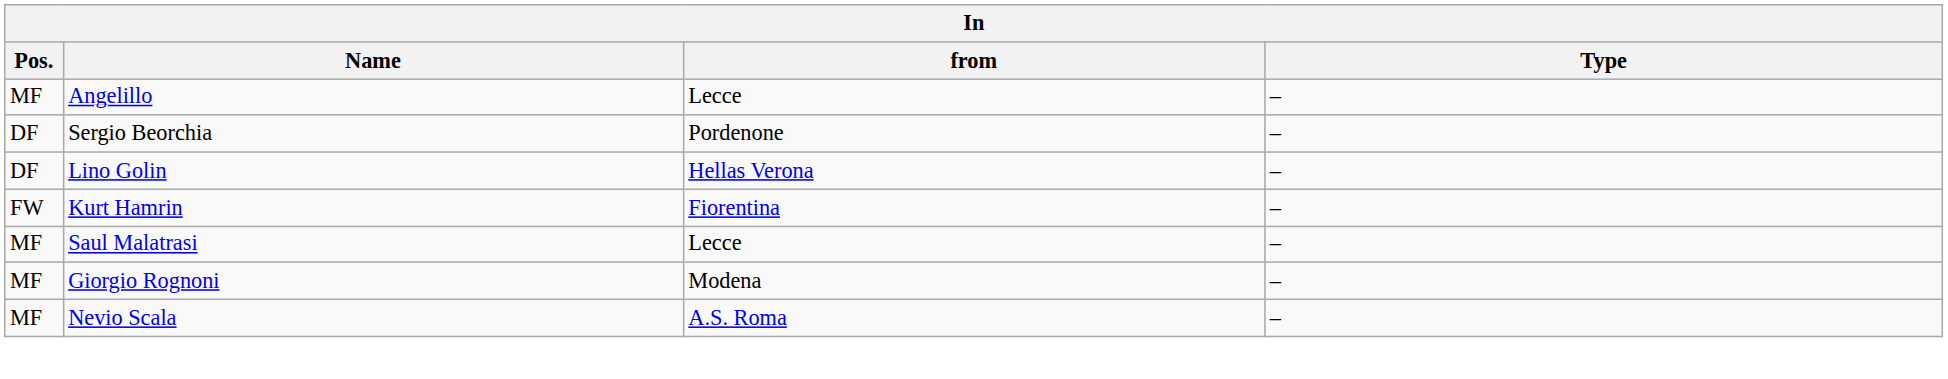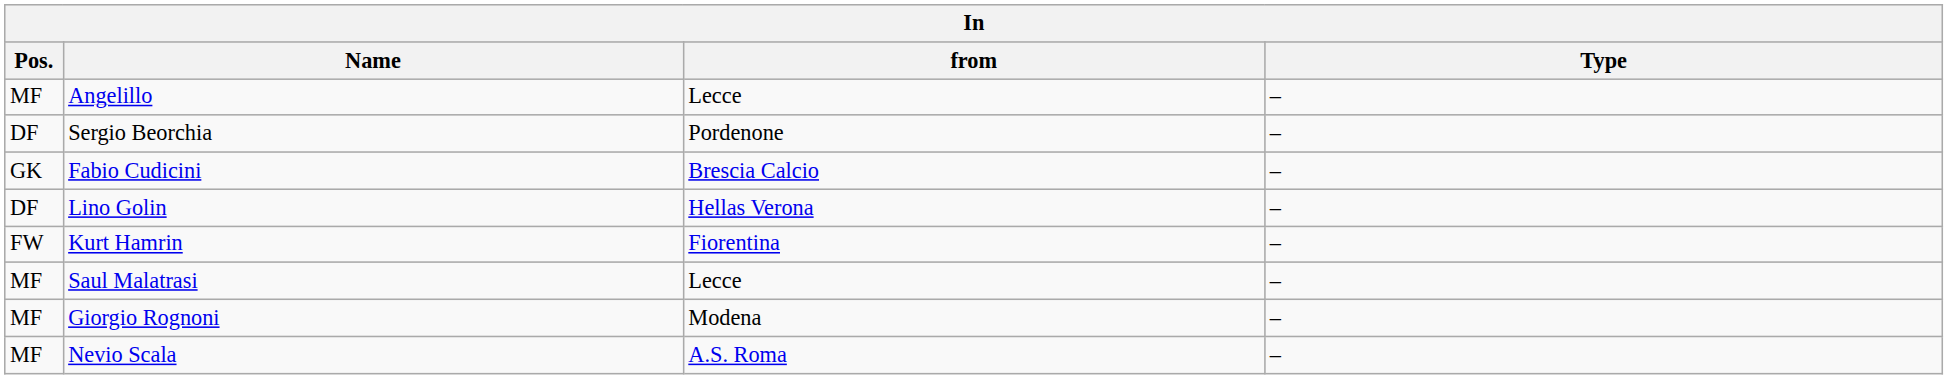+ row: (135, 170)
